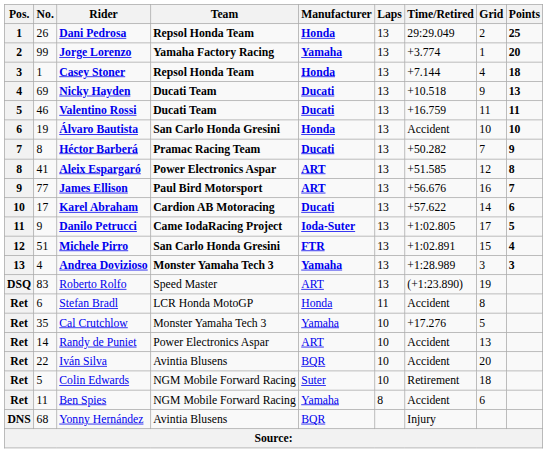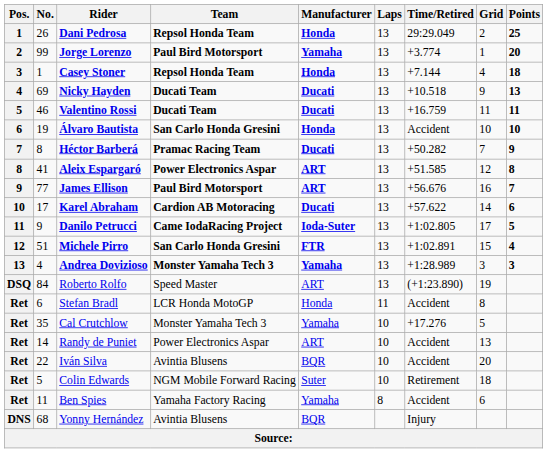(214, 52) Yamaha Factory Racing -> (208, 52) Paul Bird Motorsport
(42, 284) 83 -> (42, 284) 84
(224, 400) NGM Mobile Forward Racing -> (209, 400) Yamaha Factory Racing
